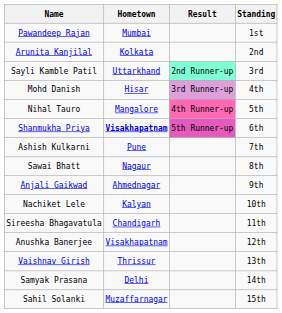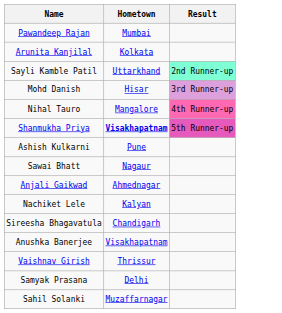- column: (256, 14)
